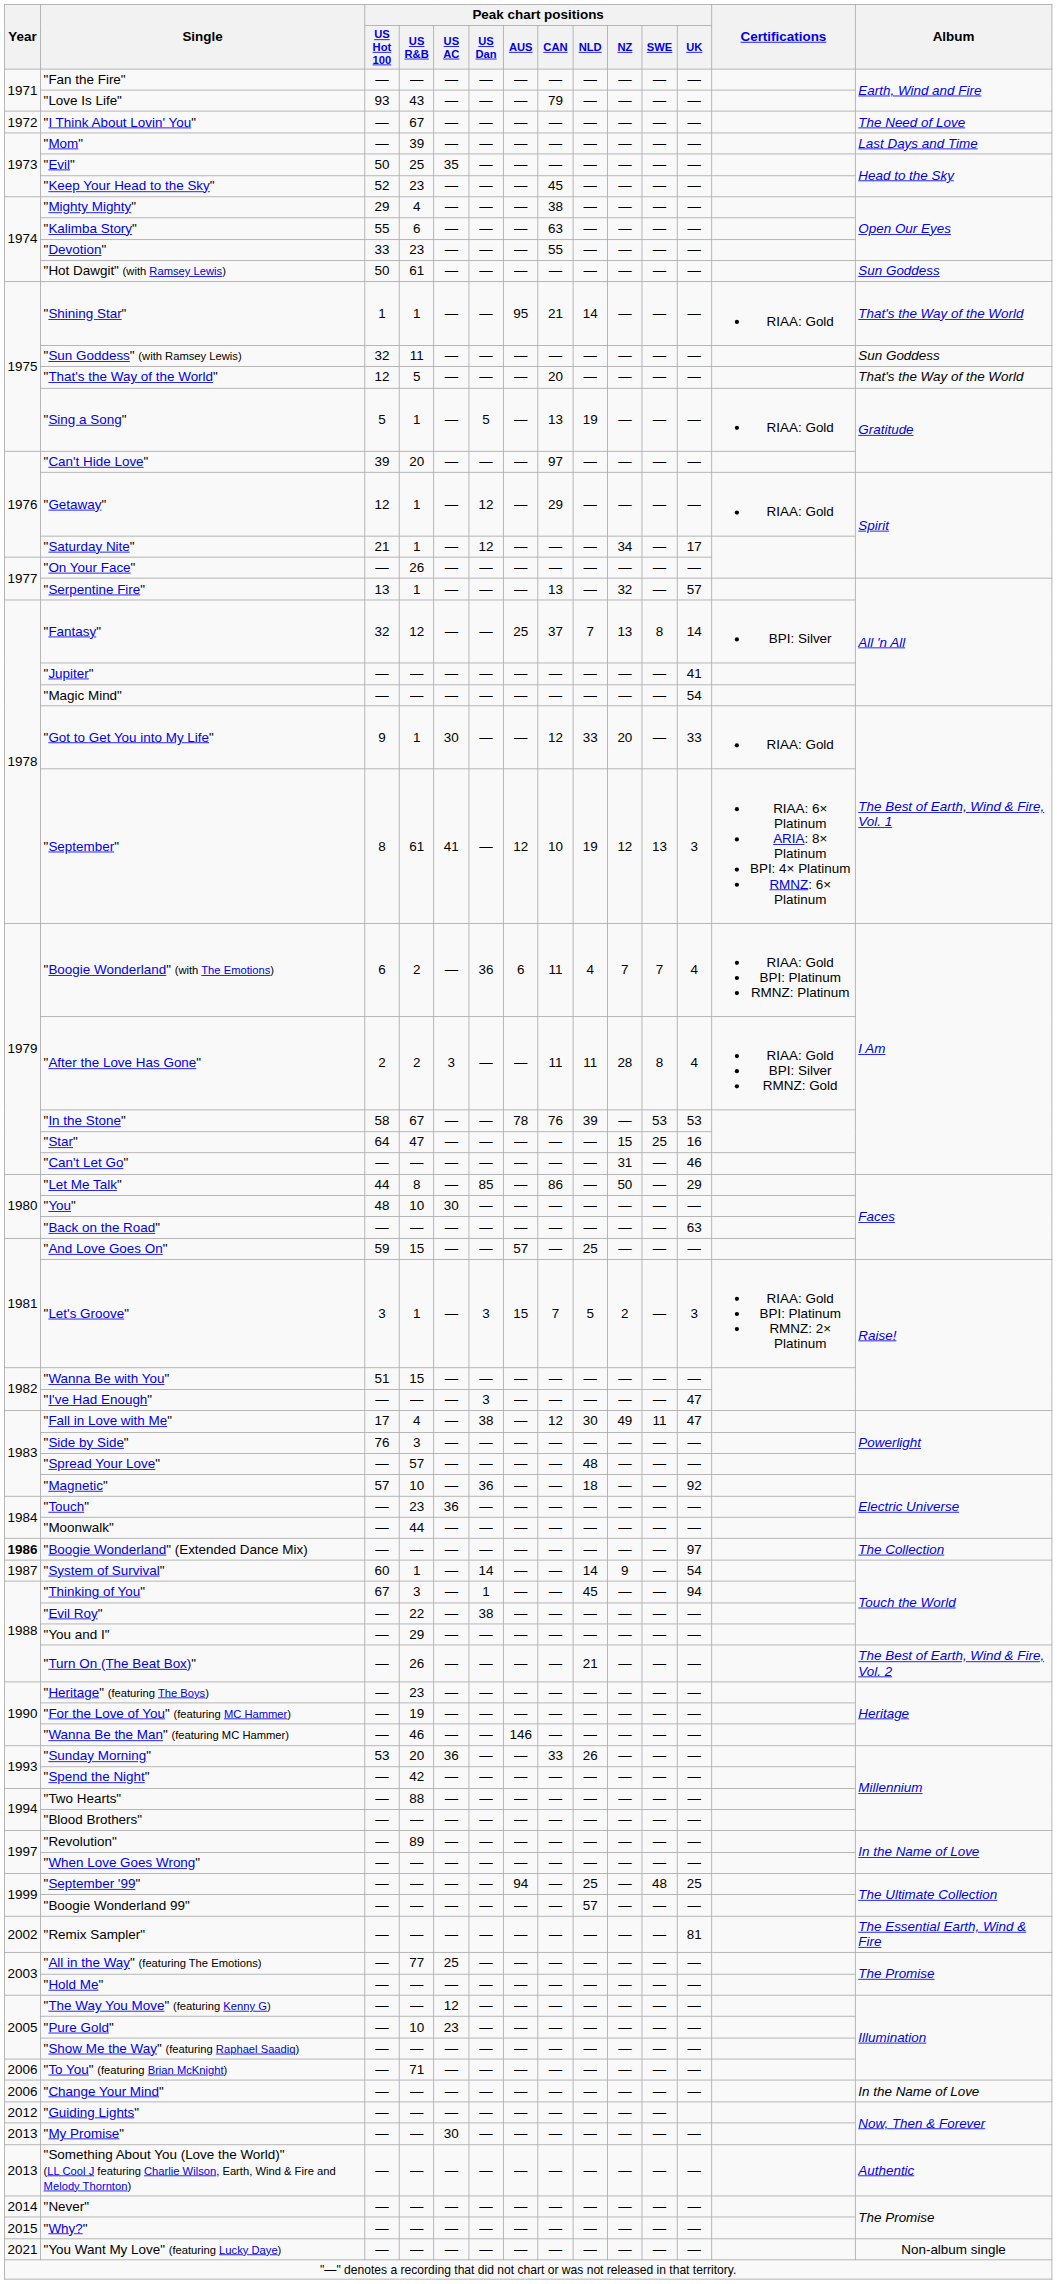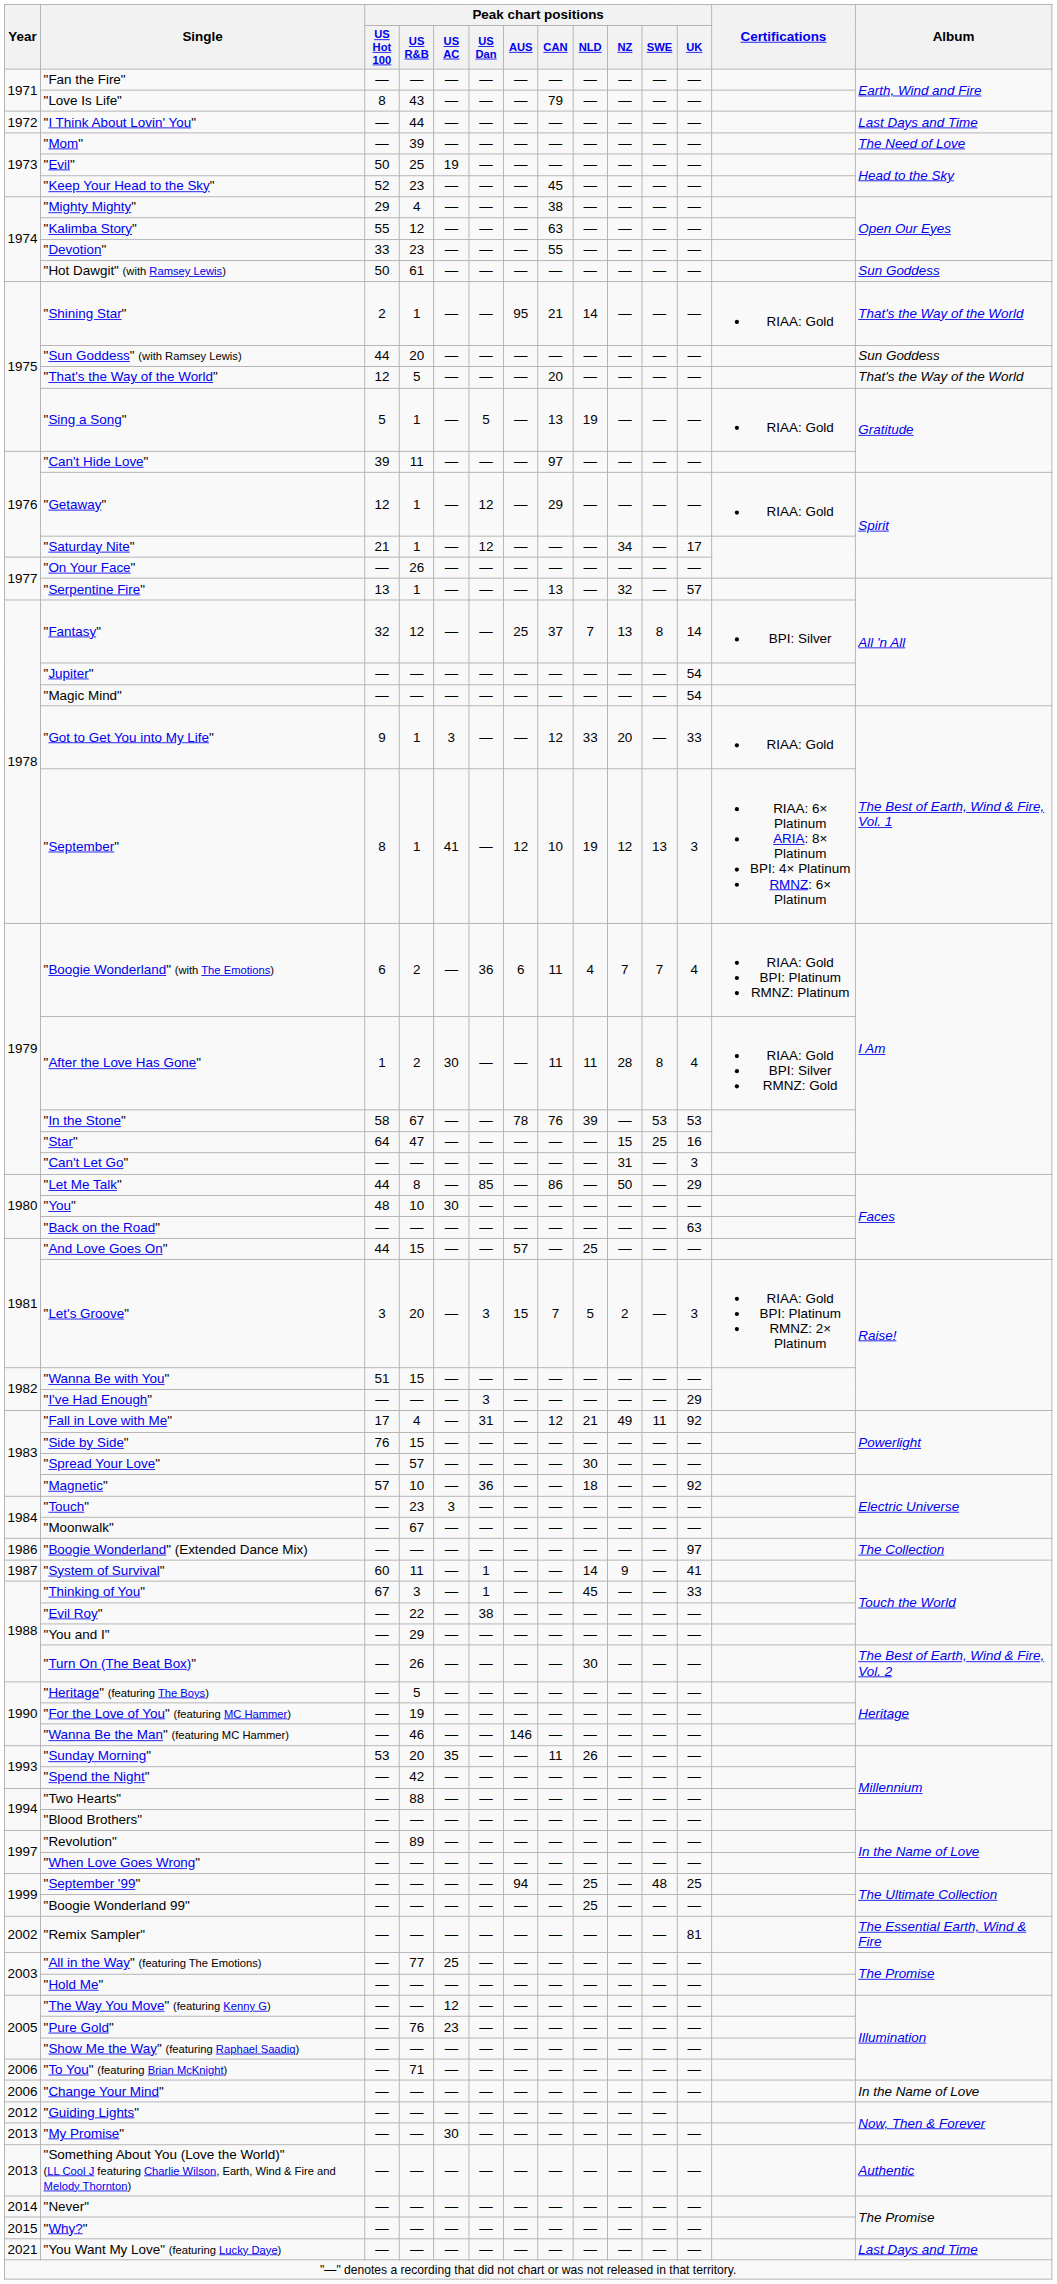(382, 100) 93 -> (382, 100) 8
(417, 122) 67 -> (417, 122) 44
(912, 122) The Need of Love -> (918, 122) Last Days and Time
(918, 143) Last Days and Time -> (912, 143) The Need of Love
(451, 164) 35 -> (451, 164) 19
(417, 228) 6 -> (417, 228) 12
(382, 313) 1 -> (382, 313) 2
(382, 356) 32 -> (382, 356) 44
(417, 356) 11 -> (417, 356) 20
(417, 461) 20 -> (417, 461) 11
(694, 673) 41 -> (694, 673) 54
(451, 737) 30 -> (451, 737) 3
(417, 846) 61 -> (417, 846) 1
(382, 1063) 2 -> (382, 1063) 1
(451, 1063) 3 -> (451, 1063) 30
(694, 1163) 46 -> (694, 1163) 3
(382, 1248) 59 -> (382, 1248) 44
(417, 1313) 1 -> (417, 1313) 20
(694, 1400) 47 -> (694, 1400) 29
(486, 1421) 38 -> (486, 1421) 31
(590, 1421) 30 -> (590, 1421) 21
(694, 1421) 47 -> (694, 1421) 92
(417, 1442) 3 -> (417, 1442) 15
(590, 1464) 48 -> (590, 1464) 30
(451, 1506) 36 -> (451, 1506) 3
(417, 1528) 44 -> (417, 1528) 67
(22, 1549) bold -> (22, 1549) normal
(417, 1570) 1 -> (417, 1570) 11
(486, 1570) 14 -> (486, 1570) 1
(694, 1570) 54 -> (694, 1570) 41
(694, 1591) 94 -> (694, 1591) 33
(590, 1663) 21 -> (590, 1663) 30
(417, 1692) 23 -> (417, 1692) 5
(451, 1756) 36 -> (451, 1756) 35
(555, 1756) 33 -> (555, 1756) 11
(590, 1905) 57 -> (590, 1905) 25
(417, 2027) 10 -> (417, 2027) 76
(954, 2249) Non-album single -> (918, 2249) Last Days and Time
